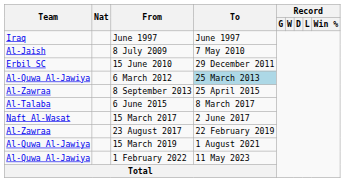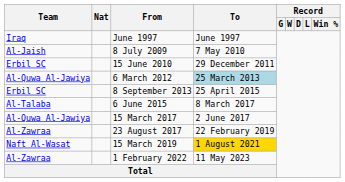(28, 91) Al-Zawraa -> (26, 91) Erbil SC
(38, 118) Naft Al-Wasat -> (48, 118) Al-Quwa Al-Jawiya
(48, 144) Al-Quwa Al-Jawiya -> (38, 144) Naft Al-Wasat
(228, 144) no background -> (228, 144) gold background
(48, 158) Al-Quwa Al-Jawiya -> (28, 158) Al-Zawraa
